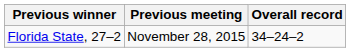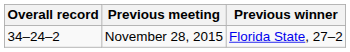columns swapped: (297, 15) <-> (64, 15)
